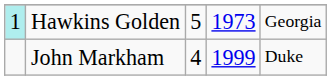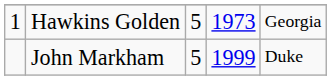(15, 22) paleturquoise background -> (15, 22) no background
(196, 57) 4 -> (196, 57) 5
